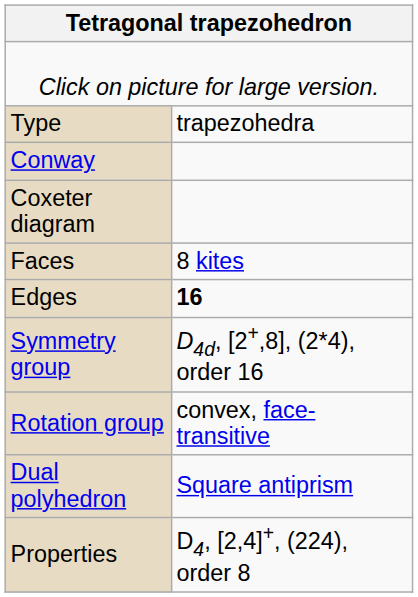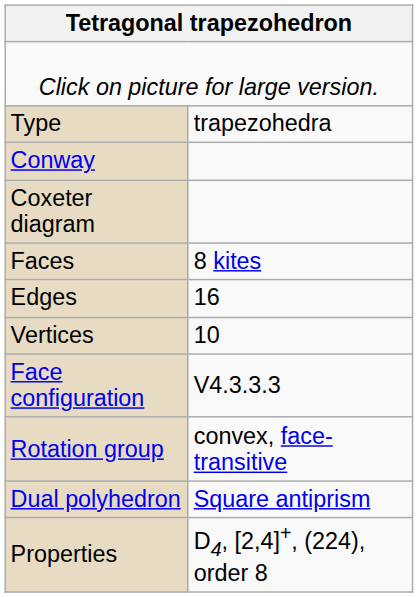(189, 298) bold -> (207, 298) normal
+ row: (52, 335)
+ row: (77, 385)
- row: (63, 353)
